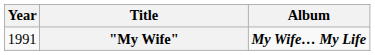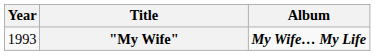(22, 38) 1991 -> (22, 38) 1993
